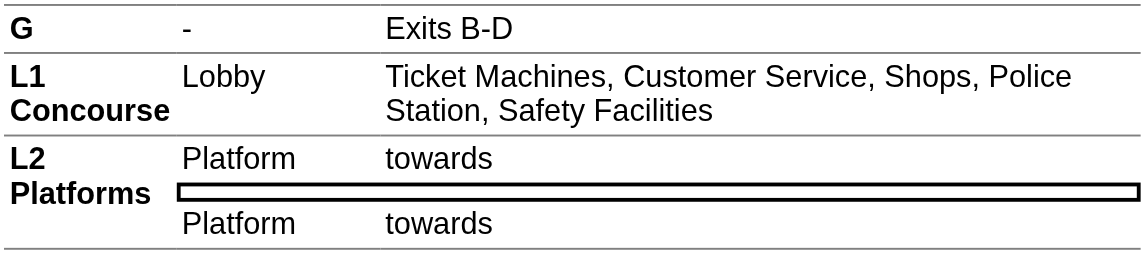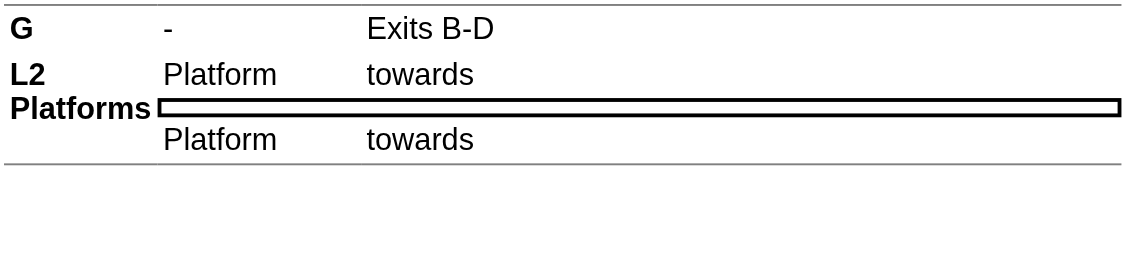- row: (224, 76)
